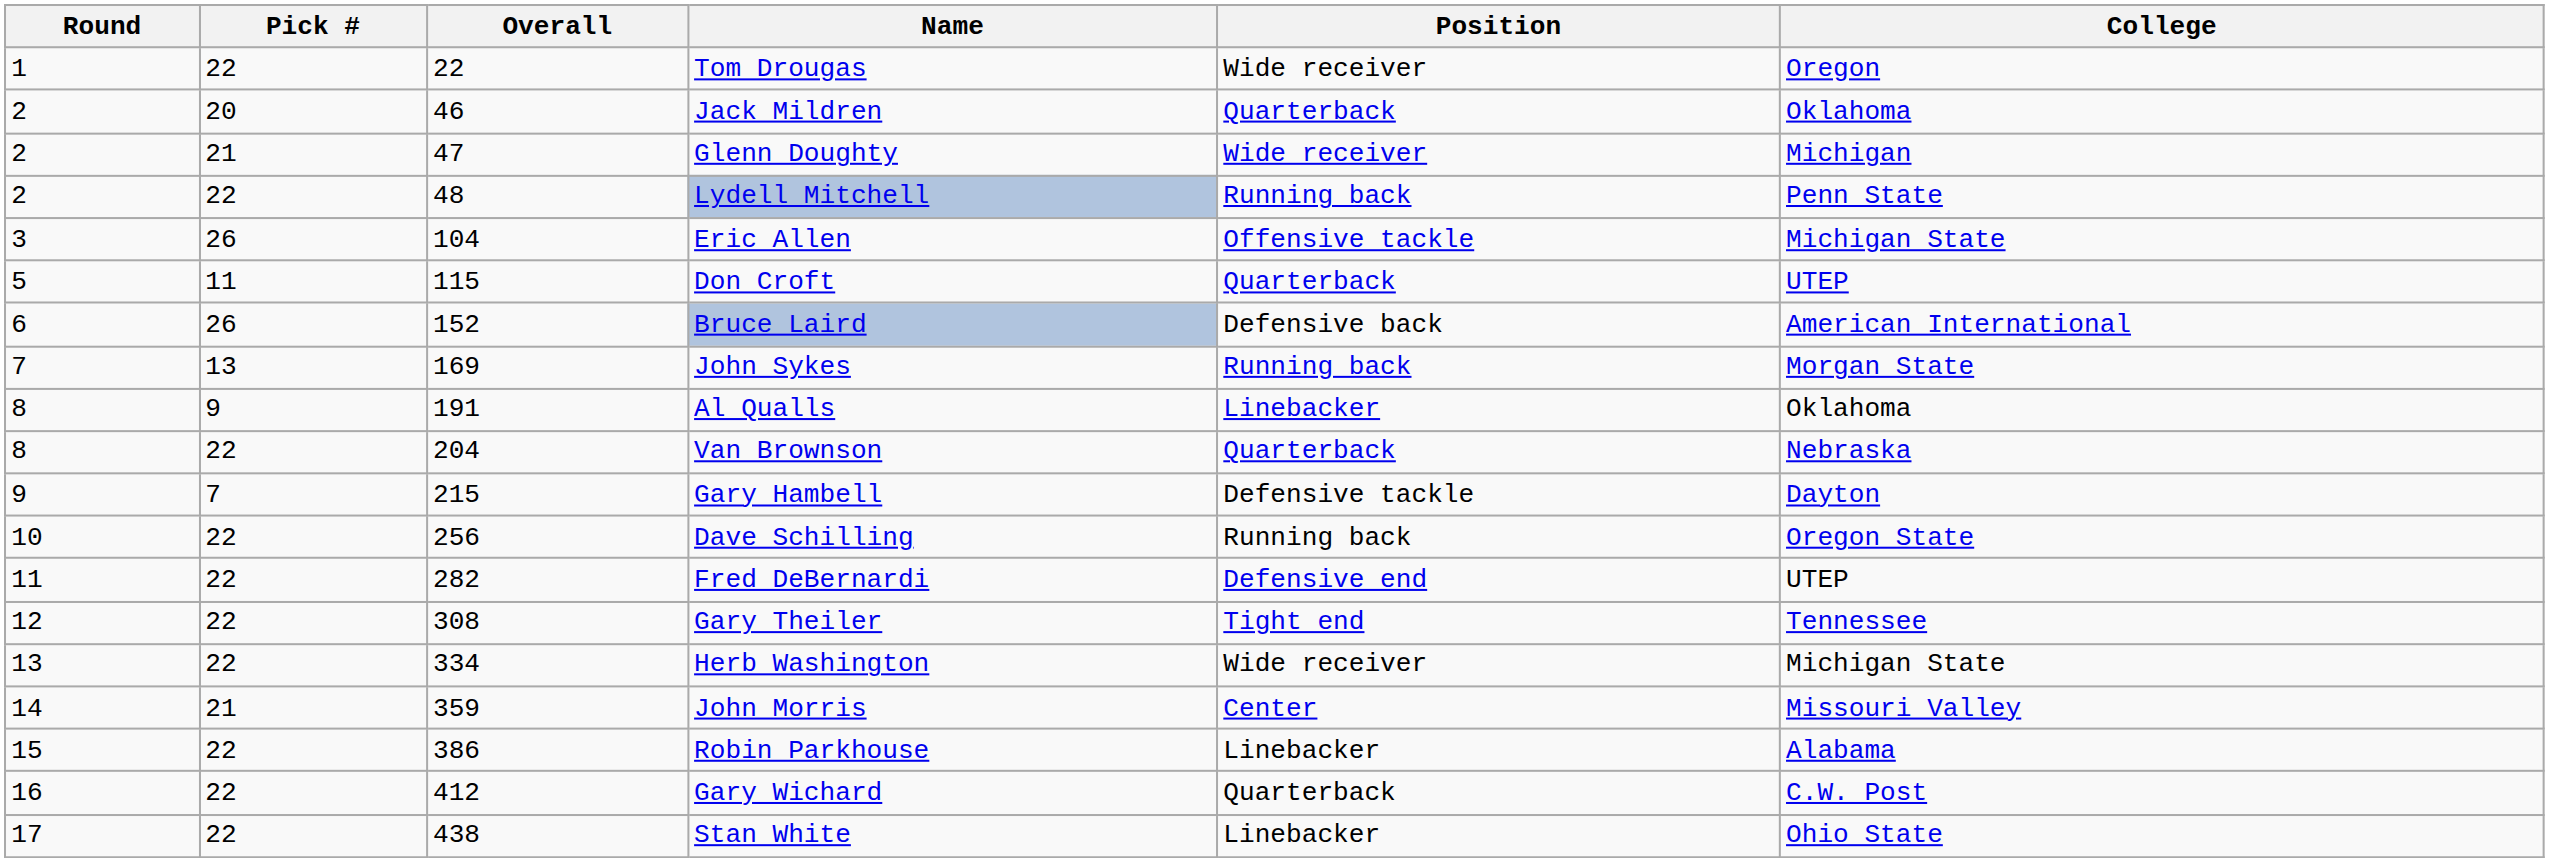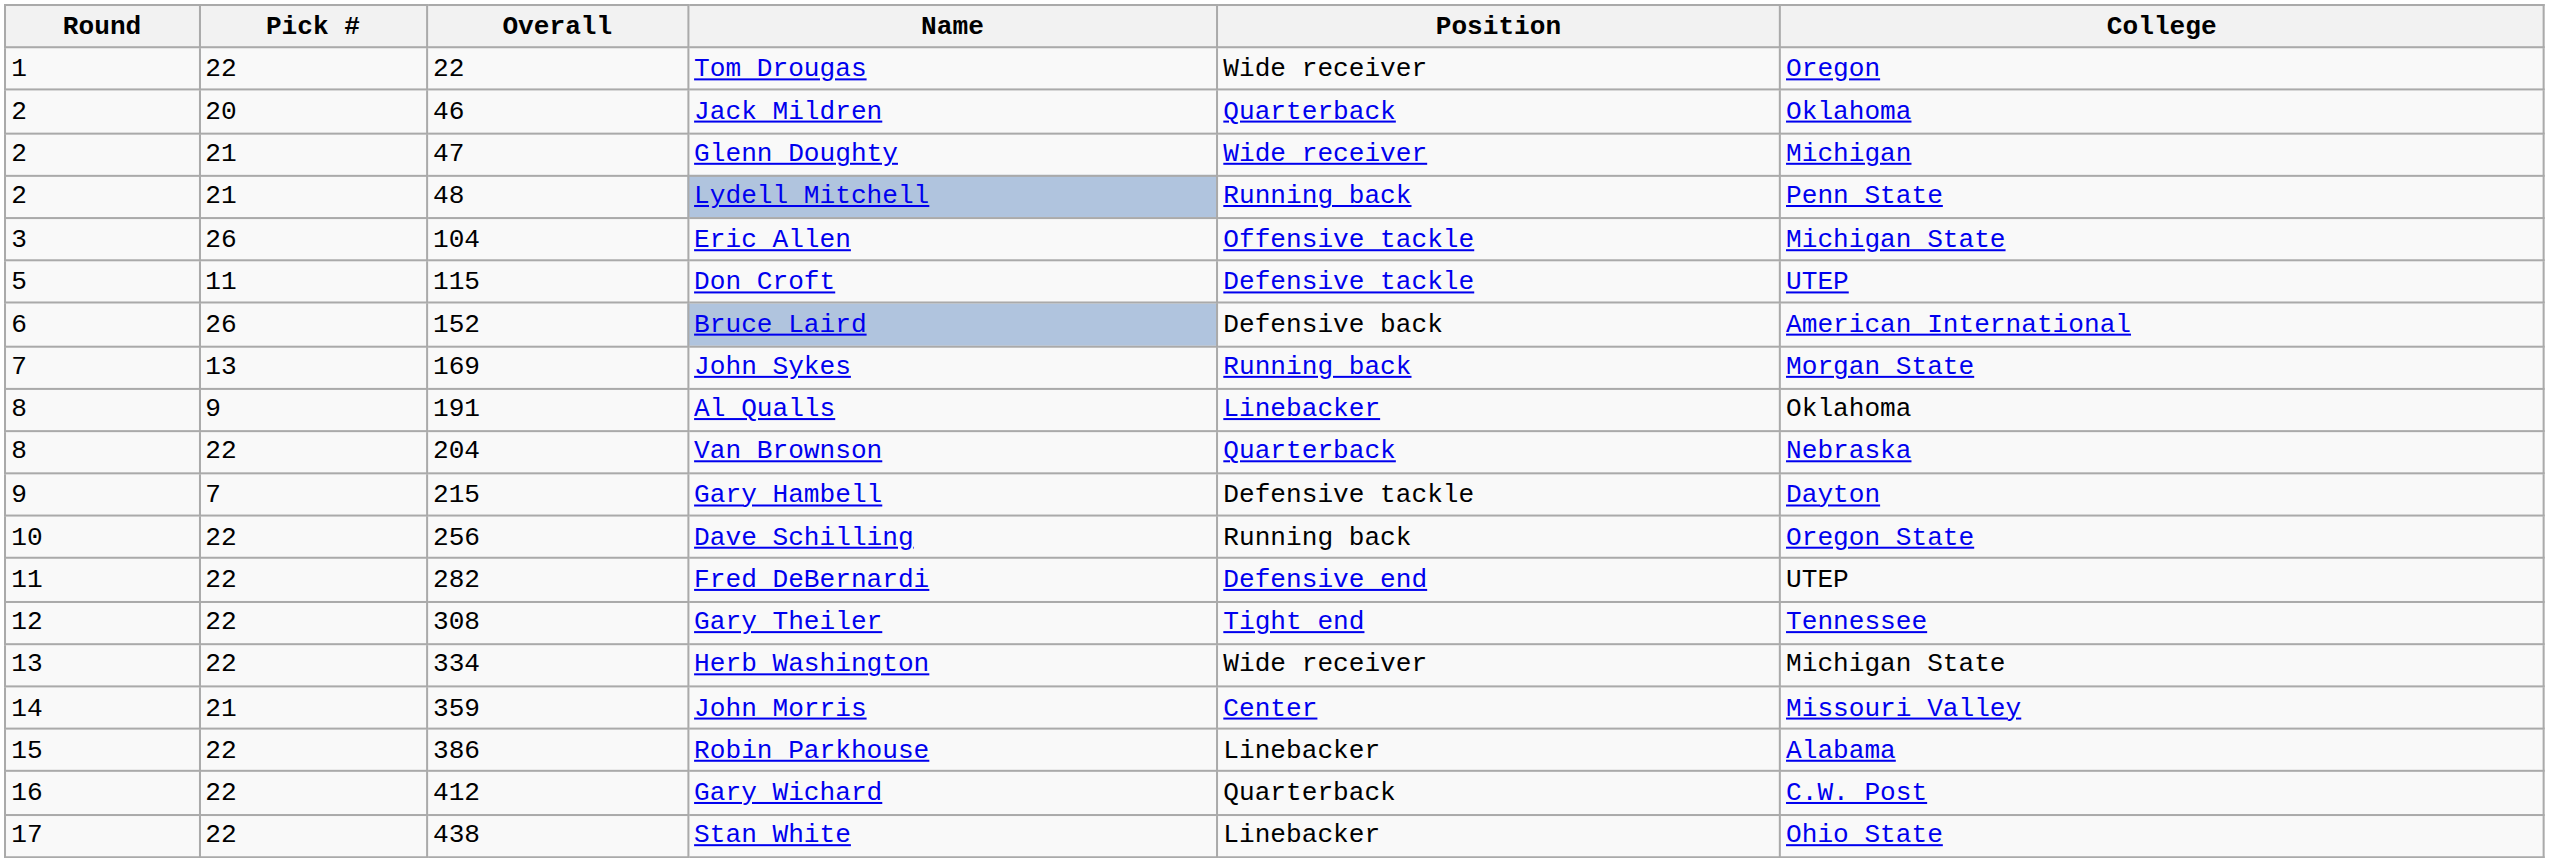(221, 197) 22 -> (221, 197) 21
(1310, 282) Quarterback -> (1349, 282) Defensive tackle
